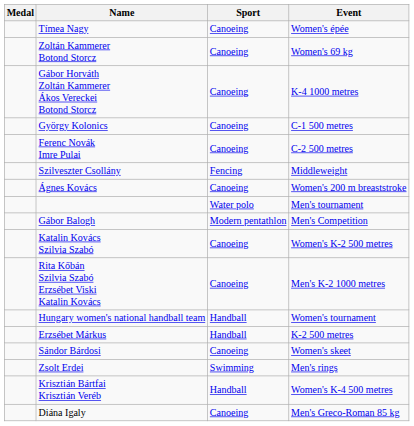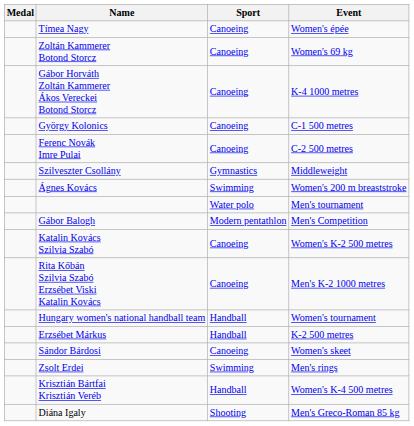(226, 171) Fencing -> (234, 171) Gymnastics
(229, 188) Canoeing -> (232, 188) Swimming
(229, 412) Canoeing -> (228, 412) Shooting
